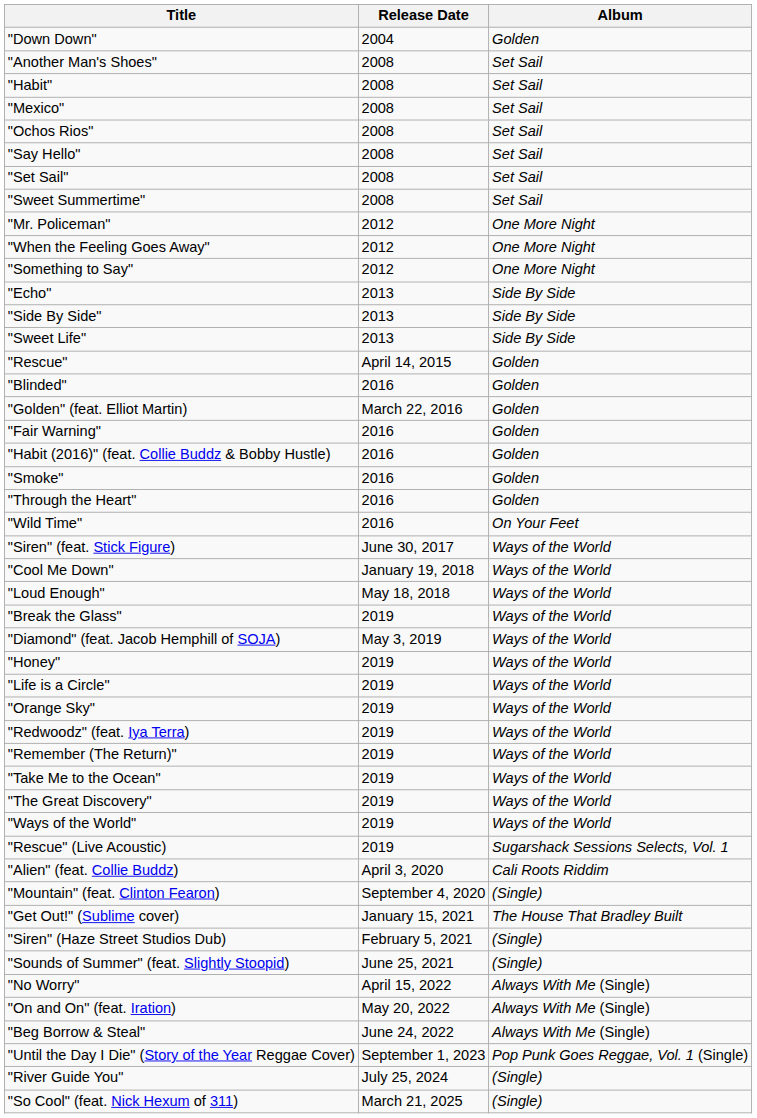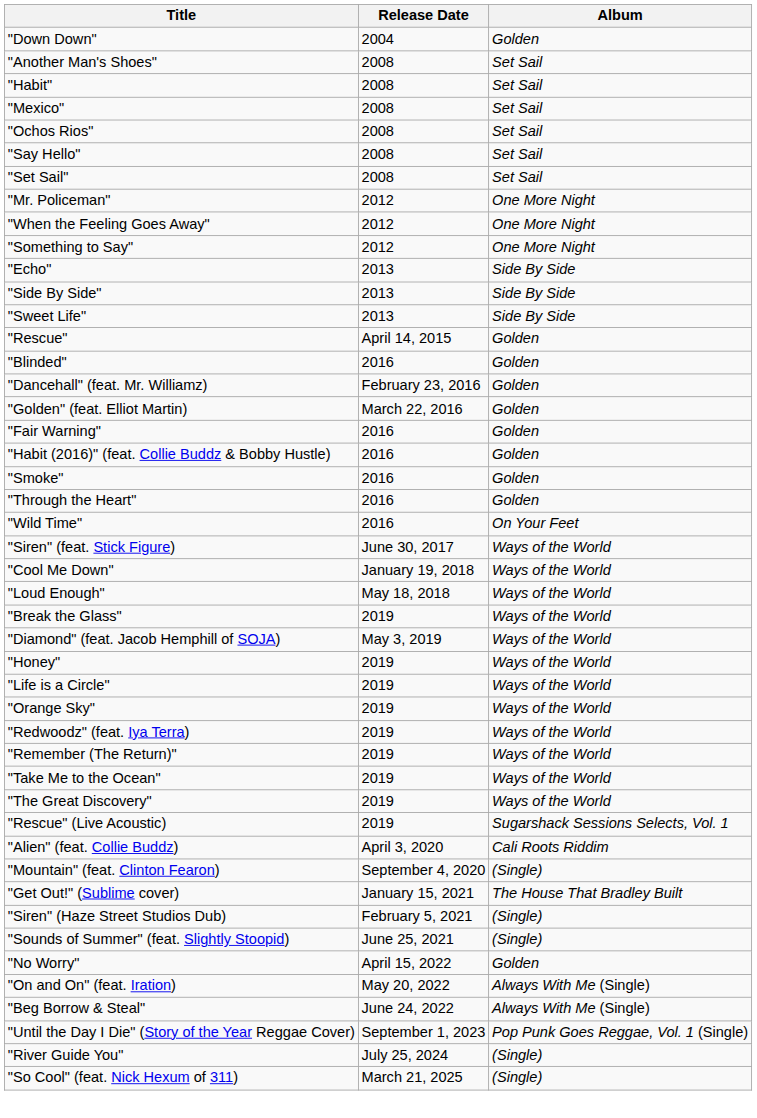- row: (76, 200)
+ row: (108, 385)
- row: (72, 824)
(571, 985) Always With Me (Single) -> (516, 962) Golden
